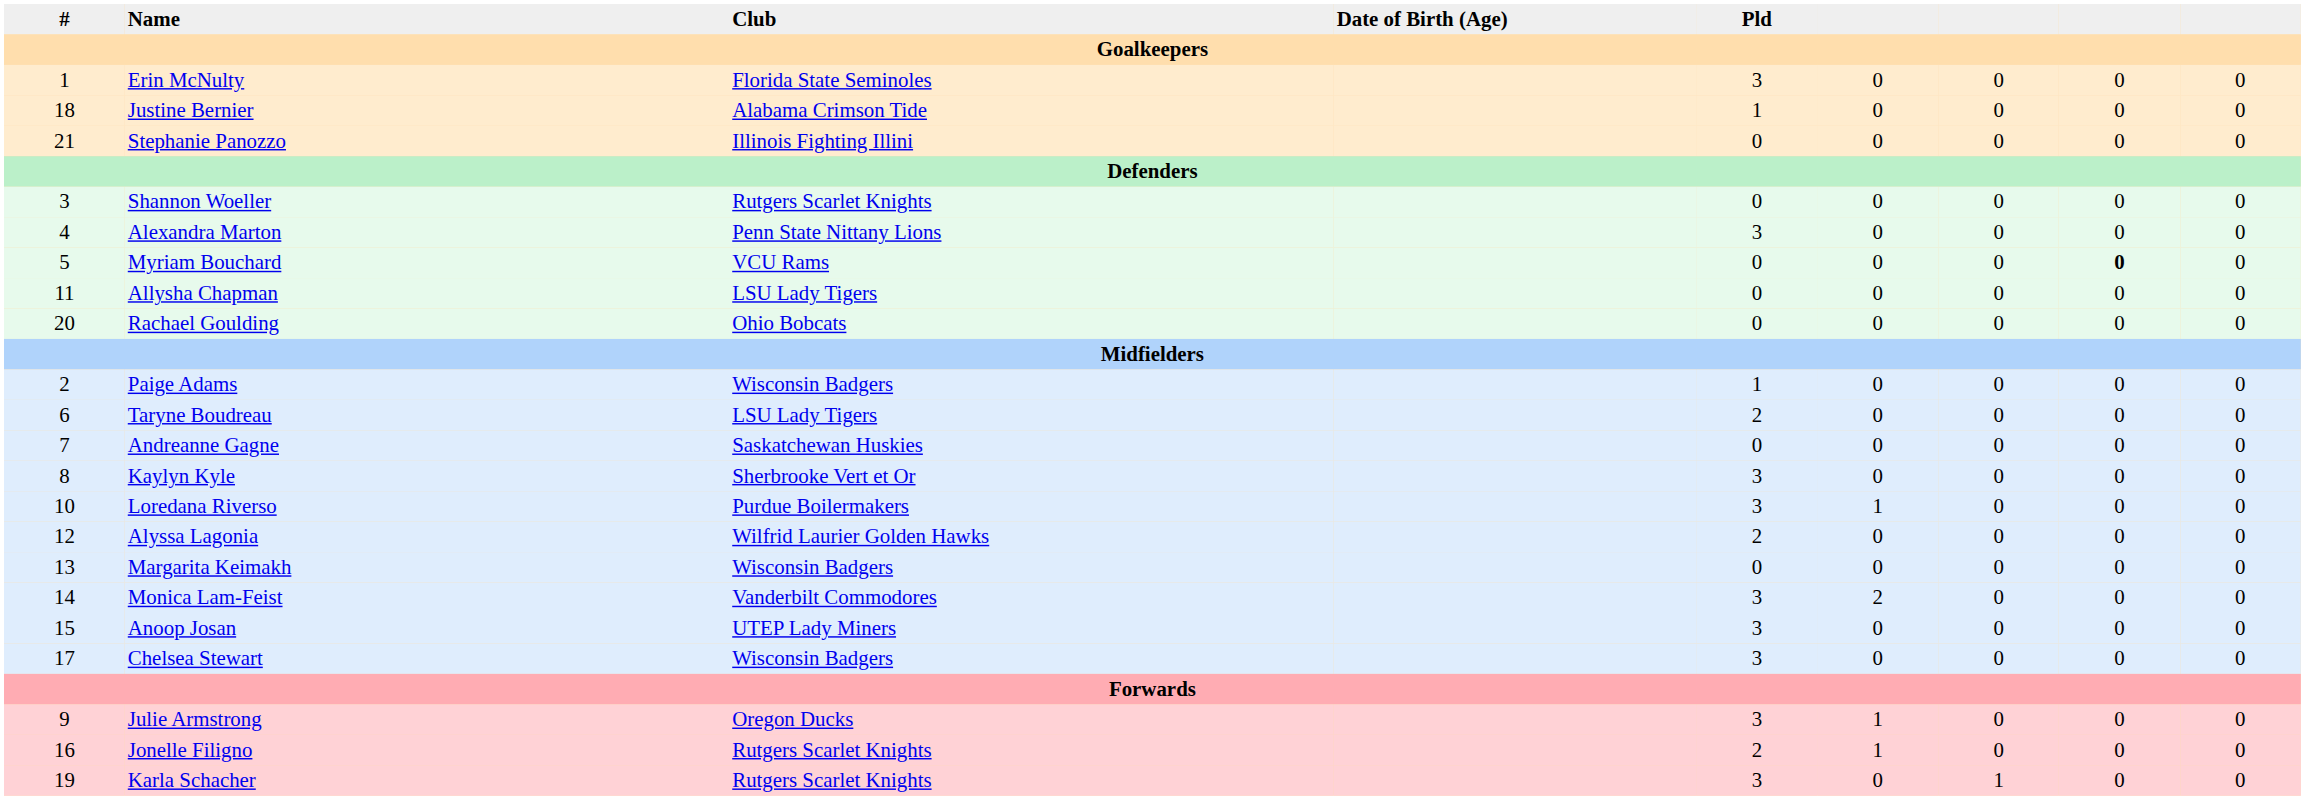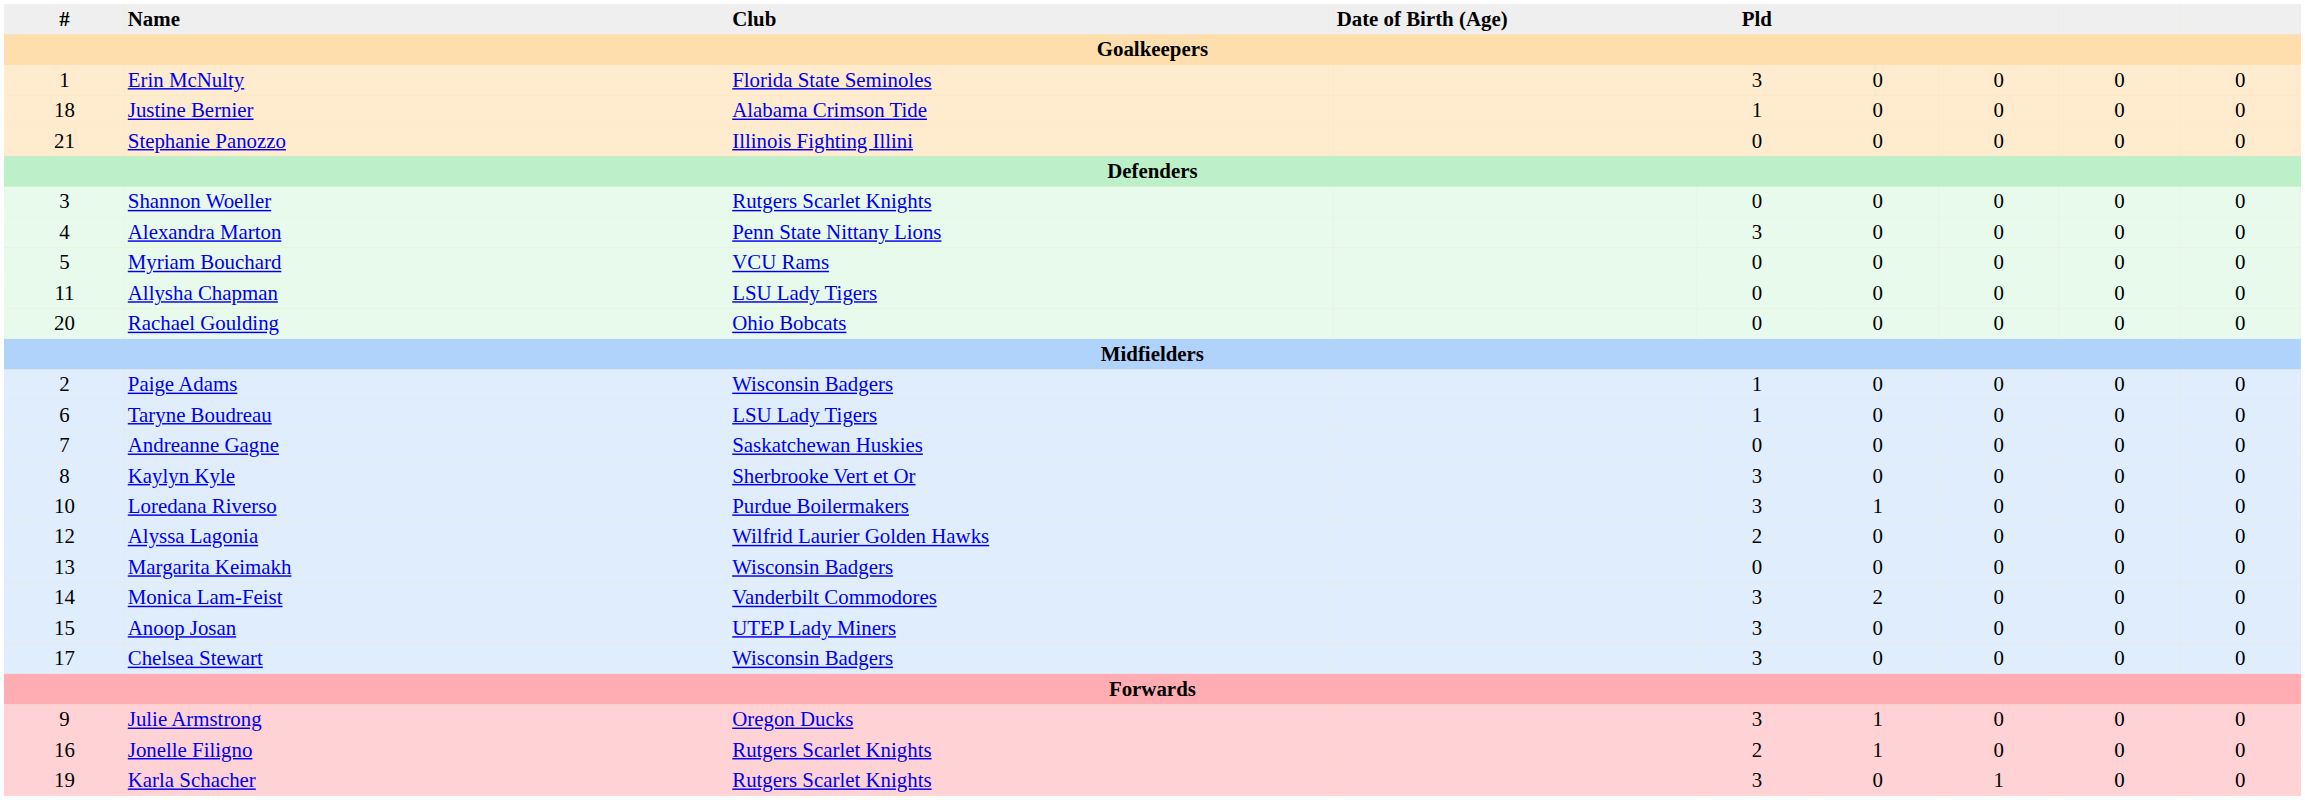(2119, 262) bold -> (2119, 262) normal
(1757, 414) 2 -> (1757, 414) 1
